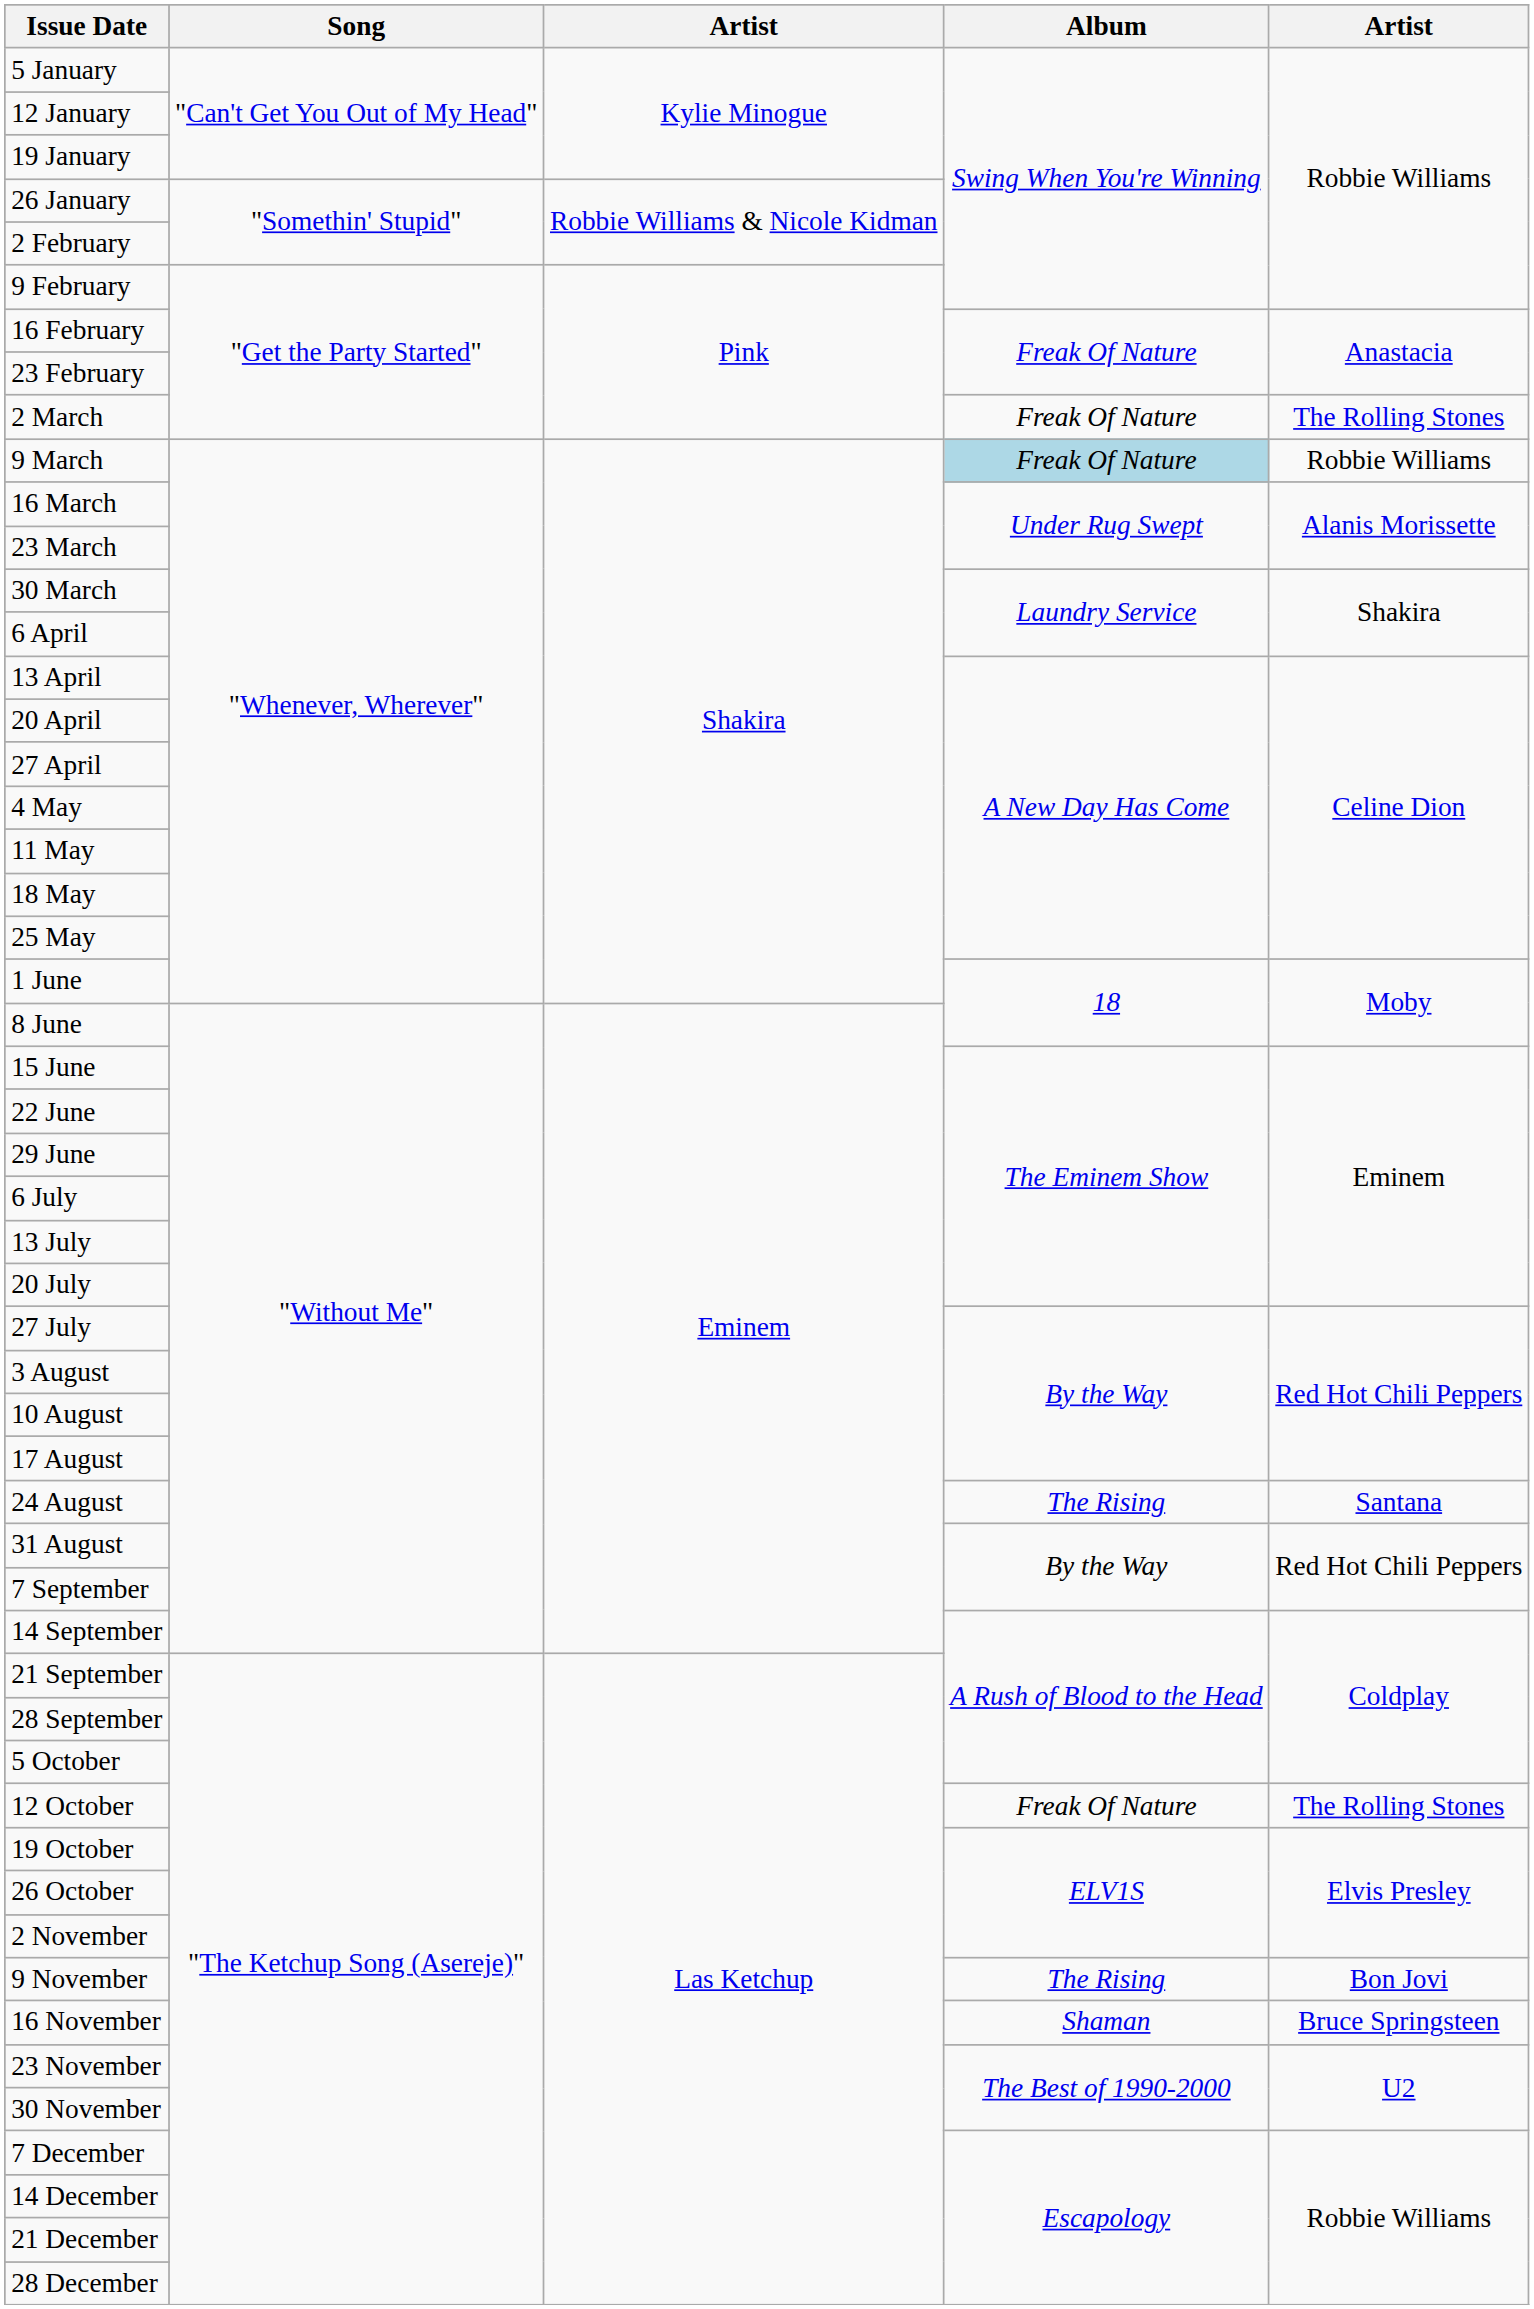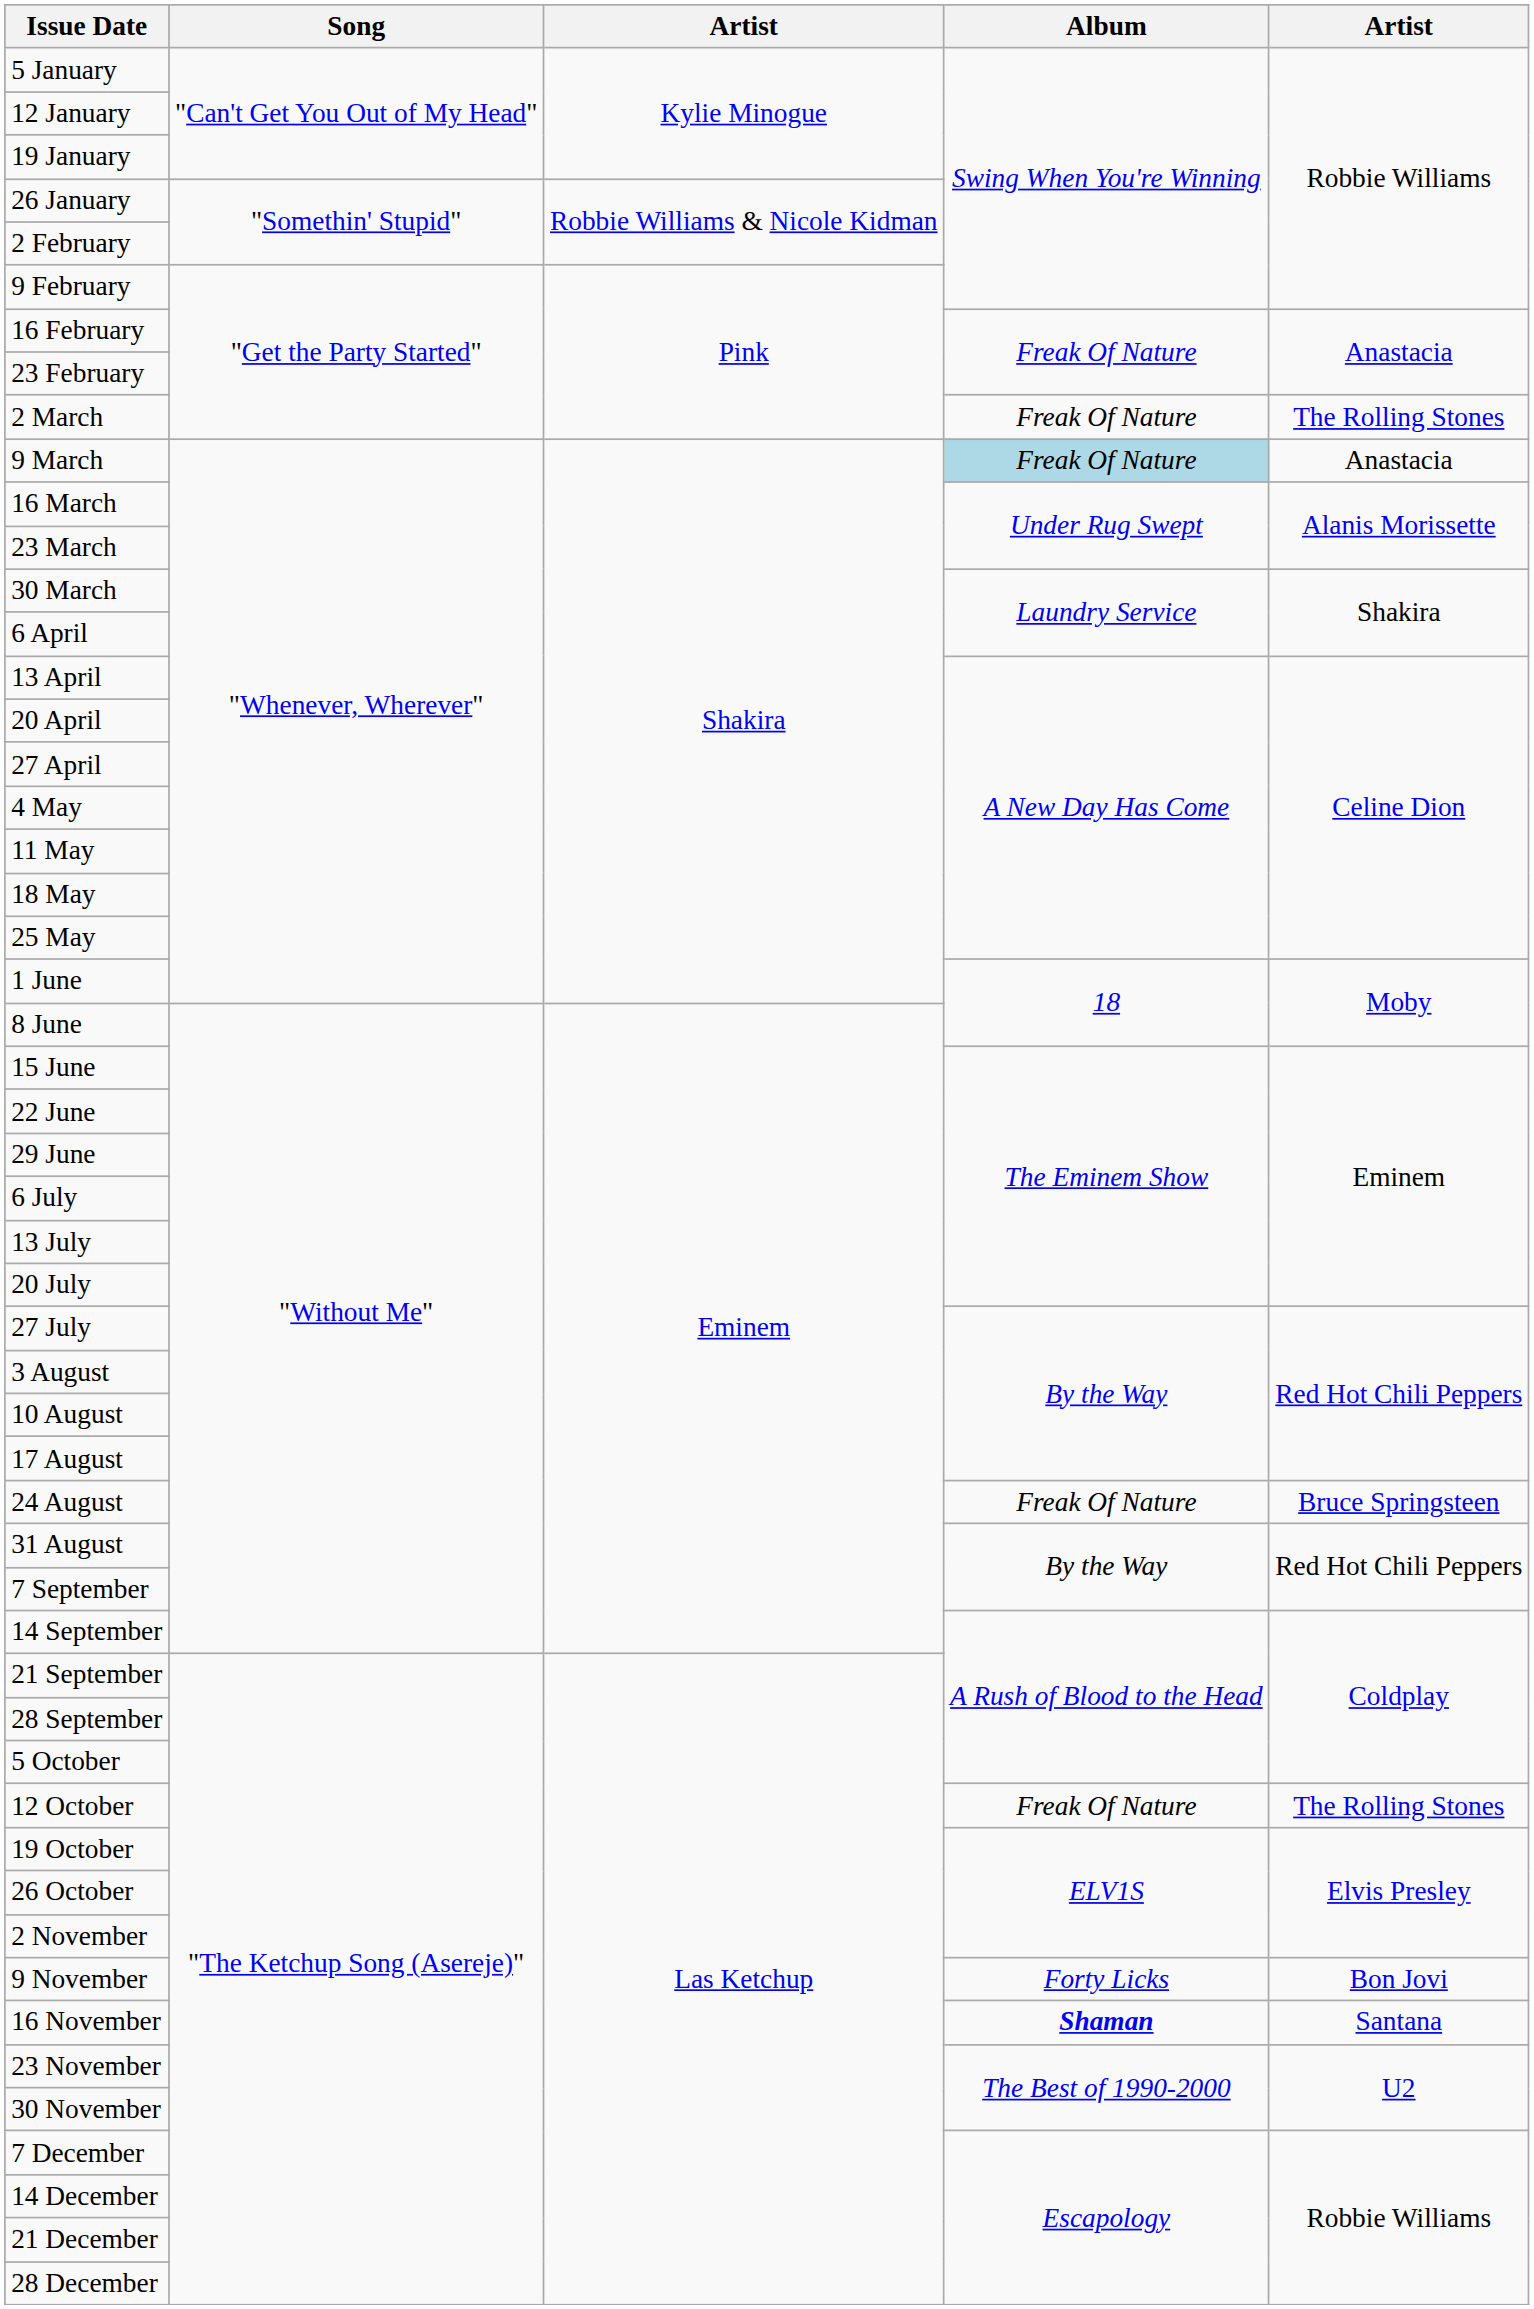(1399, 460) Robbie Williams -> (1399, 460) Anastacia
(1106, 1501) The Rising -> (1106, 1501) Freak Of Nature
(1399, 1501) Santana -> (1399, 1501) Bruce Springsteen
(1106, 1978) The Rising -> (1106, 1978) Forty Licks
(1106, 2022) normal -> (1106, 2022) bold
(1399, 2022) Bruce Springsteen -> (1399, 2022) Santana
